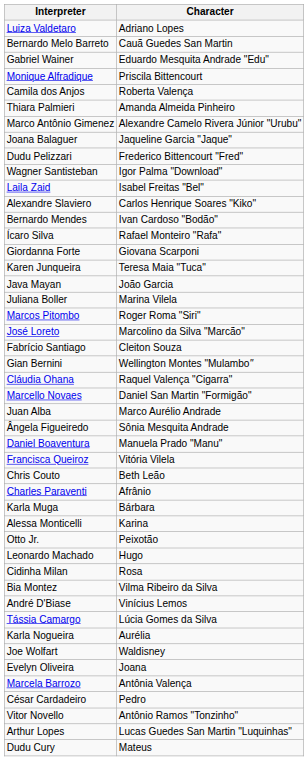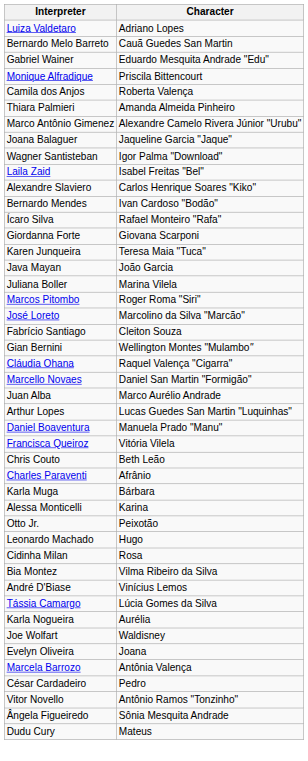- row: (39, 156)
rows swapped: (48, 428) <-> (35, 731)
